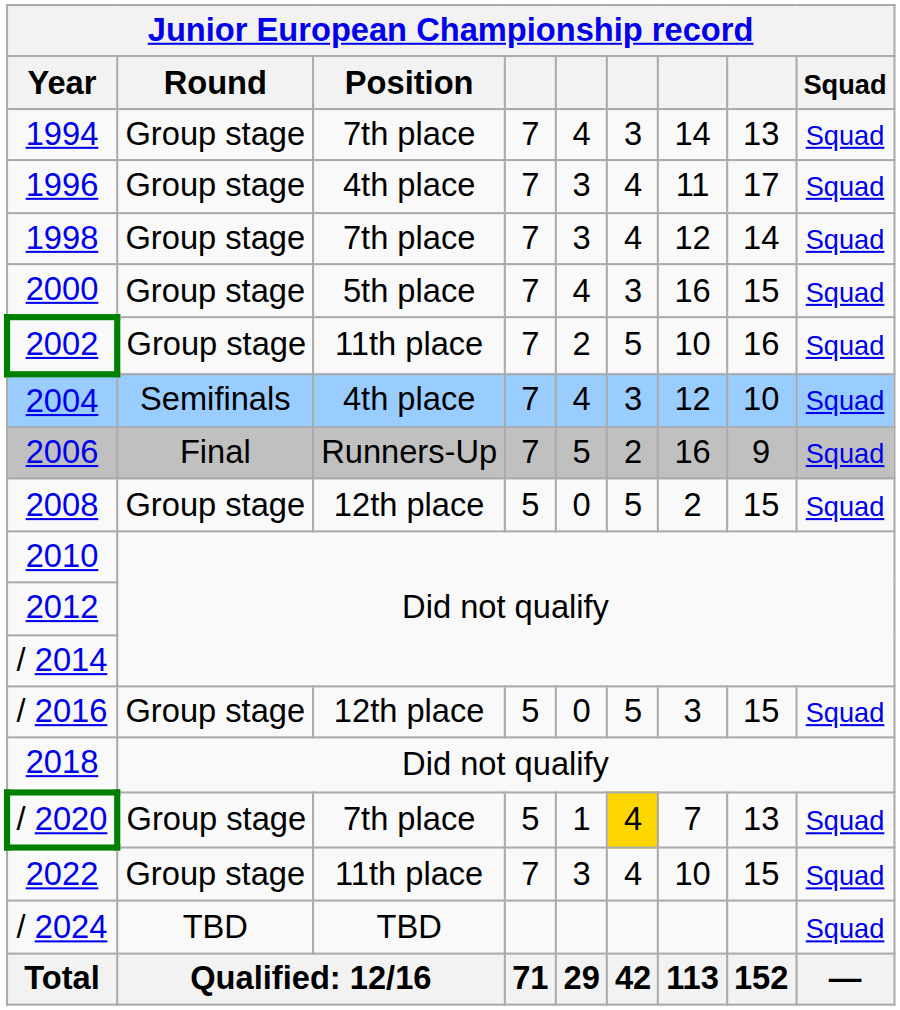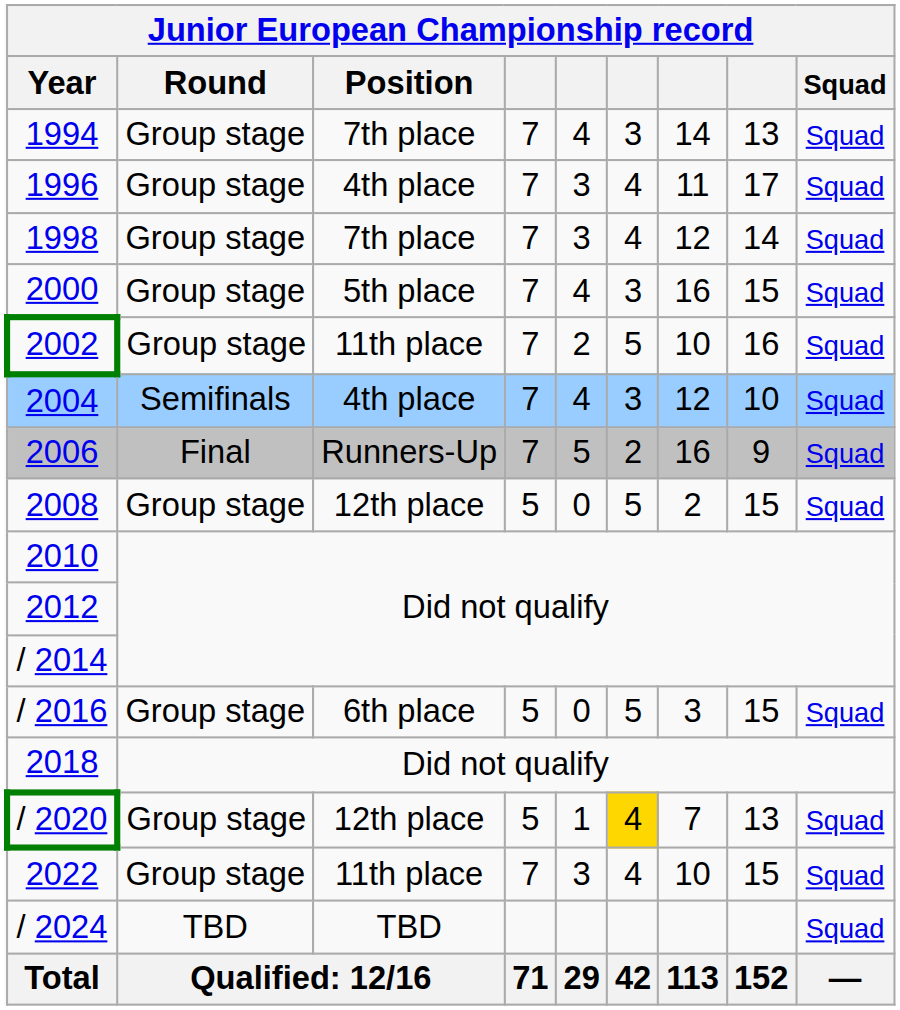(409, 711) 12th place -> (409, 711) 6th place
(409, 819) 7th place -> (409, 819) 12th place
